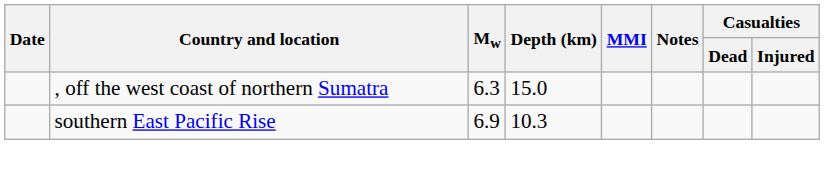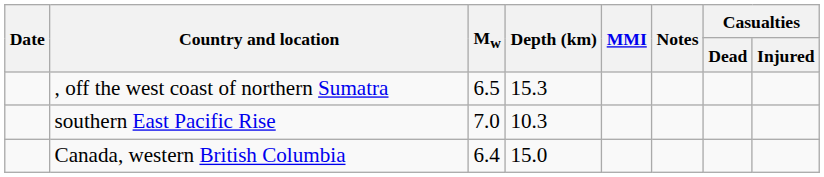(487, 88) 6.3 -> (487, 88) 6.5
(529, 88) 15.0 -> (529, 88) 15.3
(487, 121) 6.9 -> (487, 121) 7.0
+ row: (200, 155)
